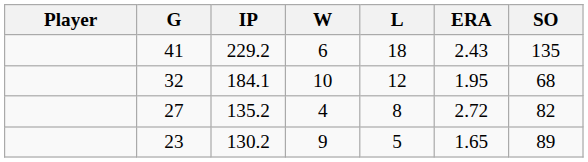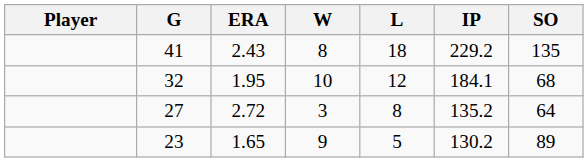columns swapped: (248, 19) <-> (471, 19)
(323, 50) 6 -> (323, 50) 8
(323, 111) 4 -> (323, 111) 3
(546, 111) 82 -> (546, 111) 64
